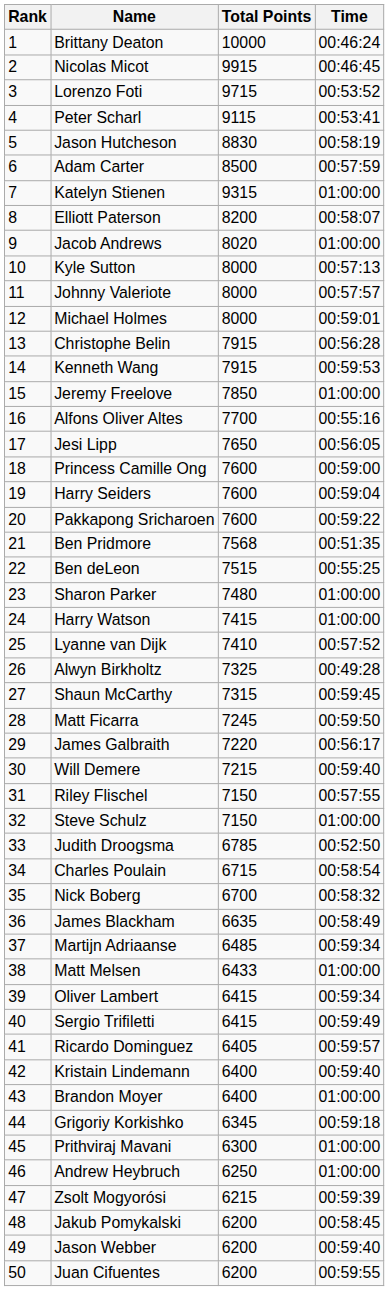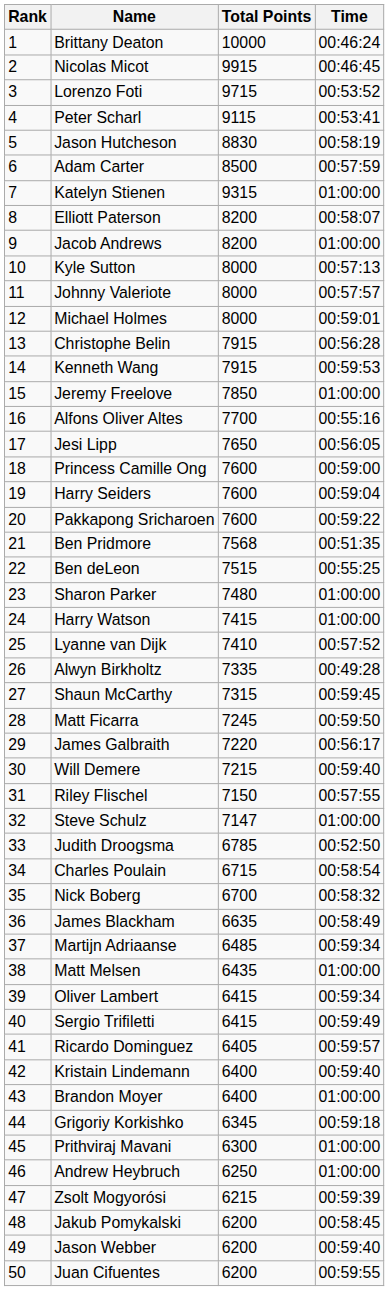(239, 243) 8020 -> (239, 243) 8200
(239, 670) 7325 -> (239, 670) 7335
(239, 820) 7150 -> (239, 820) 7147
(239, 971) 6433 -> (239, 971) 6435
